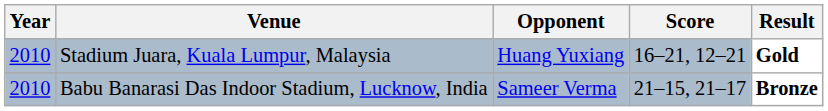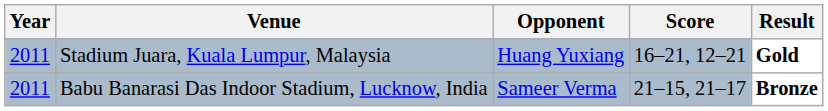(30, 55) 2010 -> (30, 55) 2011
(30, 89) 2010 -> (30, 89) 2011
